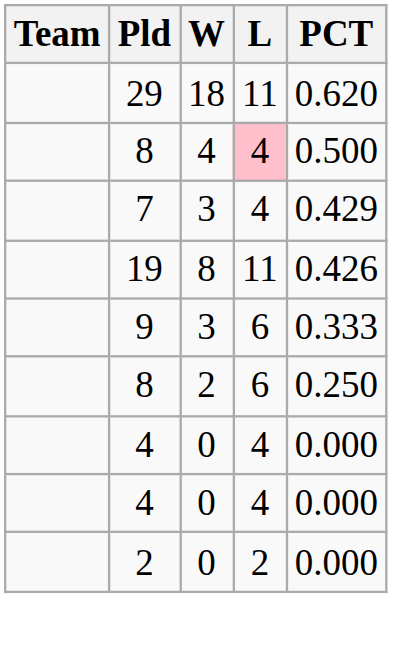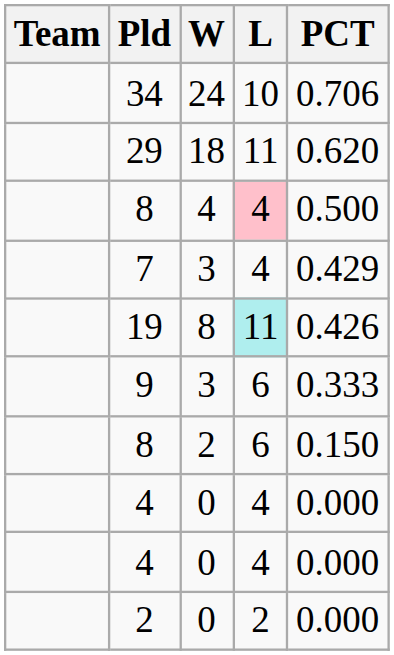+ row: (144, 92)
(260, 268) no background -> (261, 326) paleturquoise background
(336, 385) 0.250 -> (338, 444) 0.150
